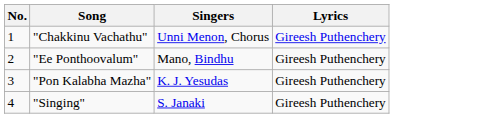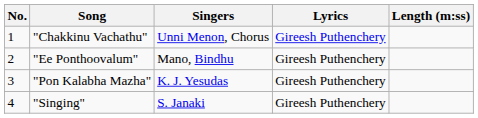+ column: (431, 15)
